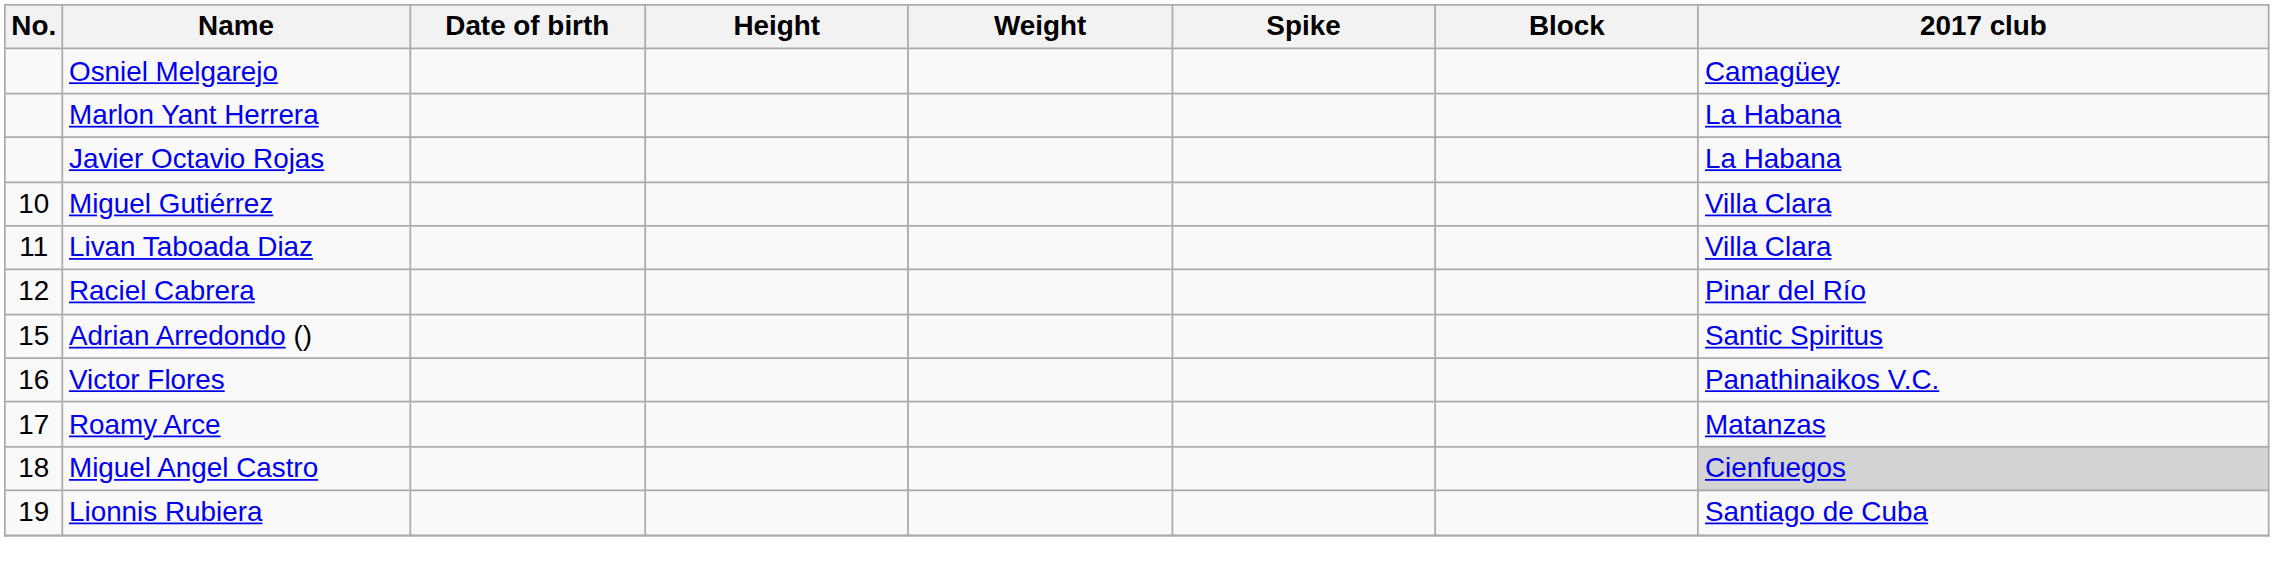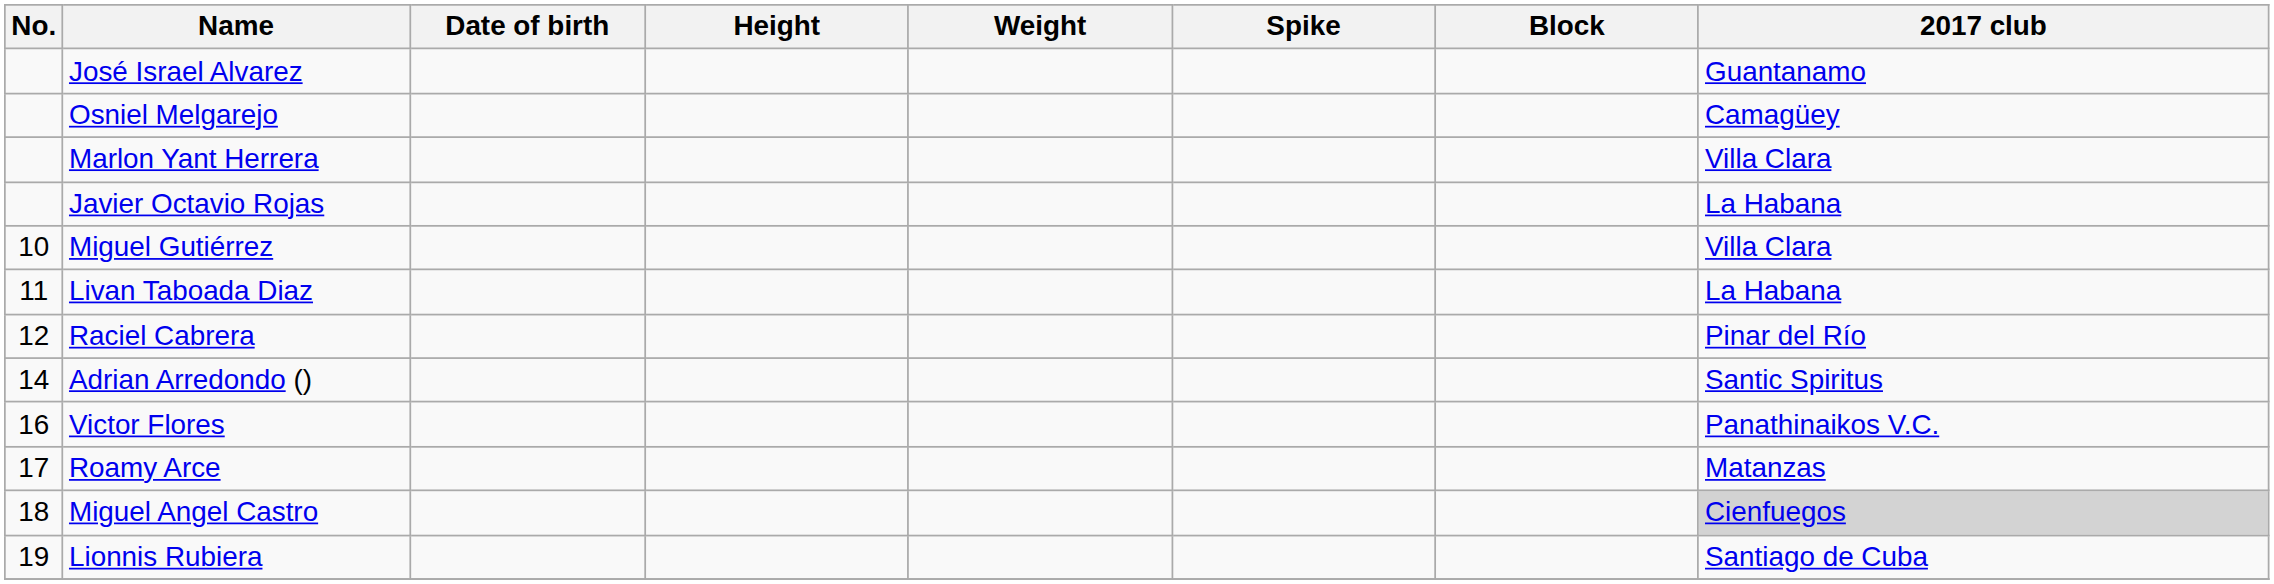+ row: (186, 70)
(1773, 114) La Habana -> (1768, 159) Villa Clara
(1768, 247) Villa Clara -> (1773, 291) La Habana
(34, 335) 15 -> (34, 379) 14
